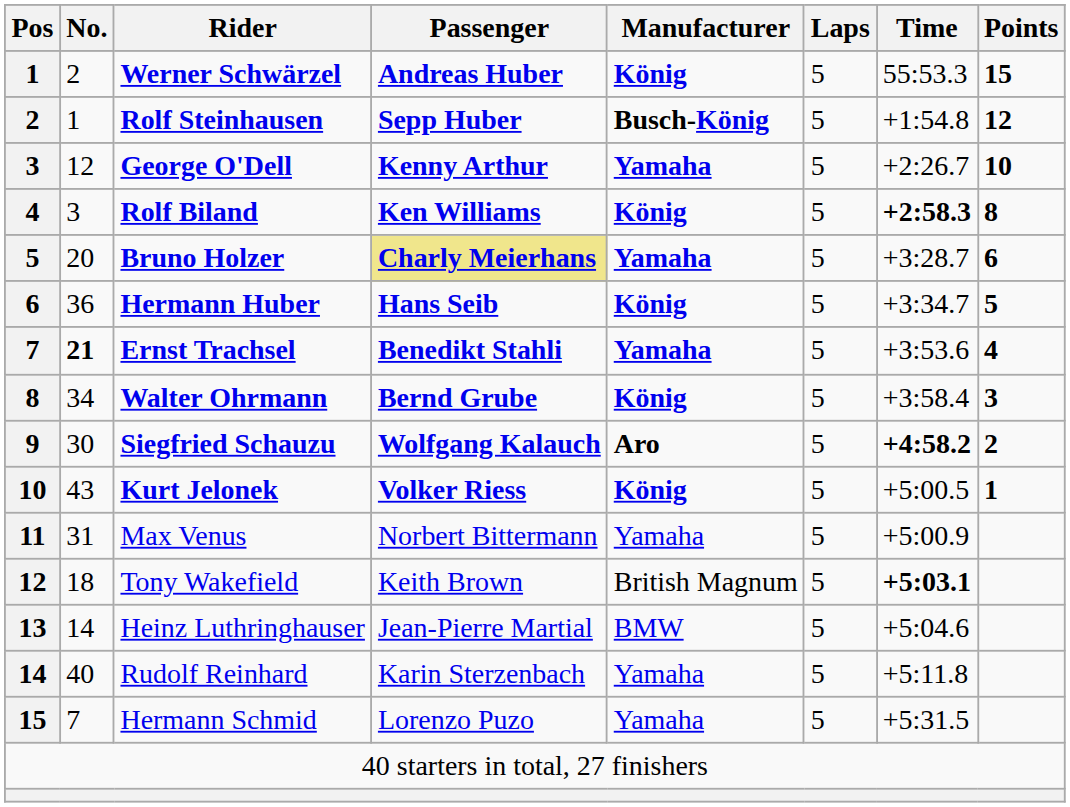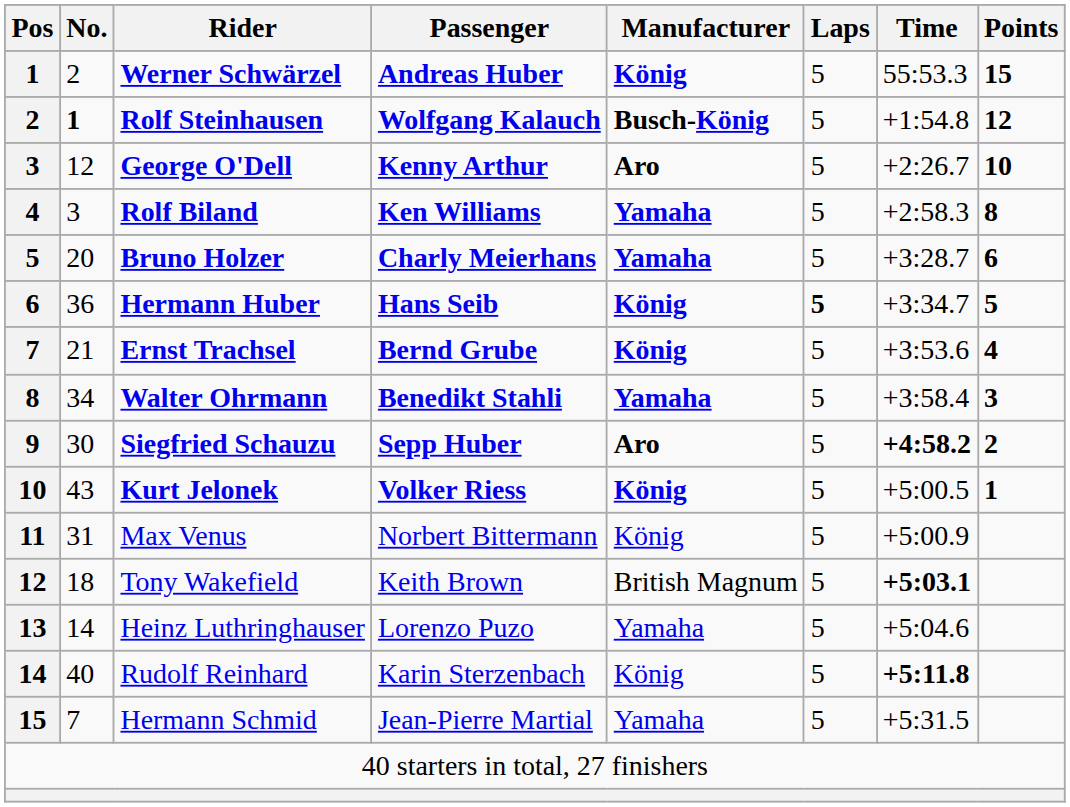(73, 119) normal -> (73, 119) bold
(450, 119) Sepp Huber -> (489, 119) Wolfgang Kalauch
(663, 166) Yamaha -> (637, 166) Aro
(650, 212) König -> (663, 212) Yamaha
(927, 212) bold -> (926, 212) normal
(487, 258) khaki background -> (487, 258) no background
(818, 304) normal -> (818, 304) bold
(80, 350) bold -> (80, 350) normal
(470, 350) Benedikt Stahli -> (458, 350) Bernd Grube
(663, 350) Yamaha -> (650, 350) König
(458, 396) Bernd Grube -> (470, 396) Benedikt Stahli
(650, 396) König -> (663, 396) Yamaha
(489, 442) Wolfgang Kalauch -> (450, 442) Sepp Huber
(659, 535) Yamaha -> (649, 535) König
(485, 627) Jean-Pierre Martial -> (456, 627) Lorenzo Puzo
(649, 627) BMW -> (659, 627) Yamaha
(659, 673) Yamaha -> (649, 673) König
(925, 673) normal -> (926, 673) bold
(456, 719) Lorenzo Puzo -> (485, 719) Jean-Pierre Martial
